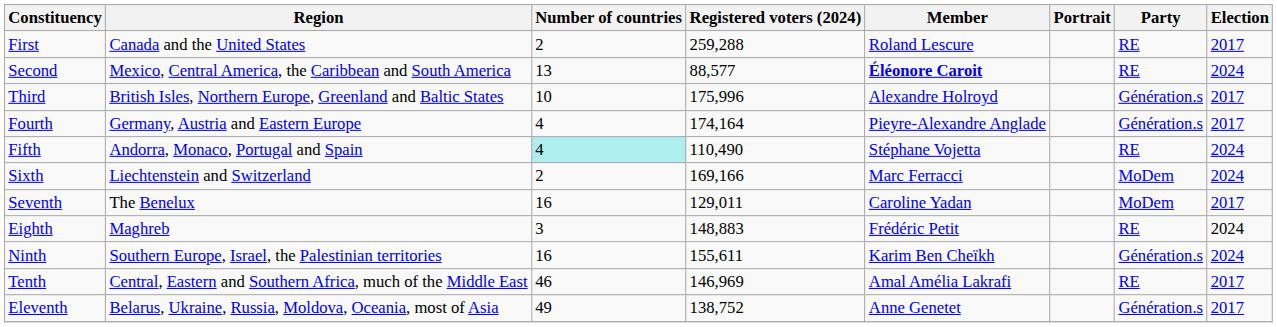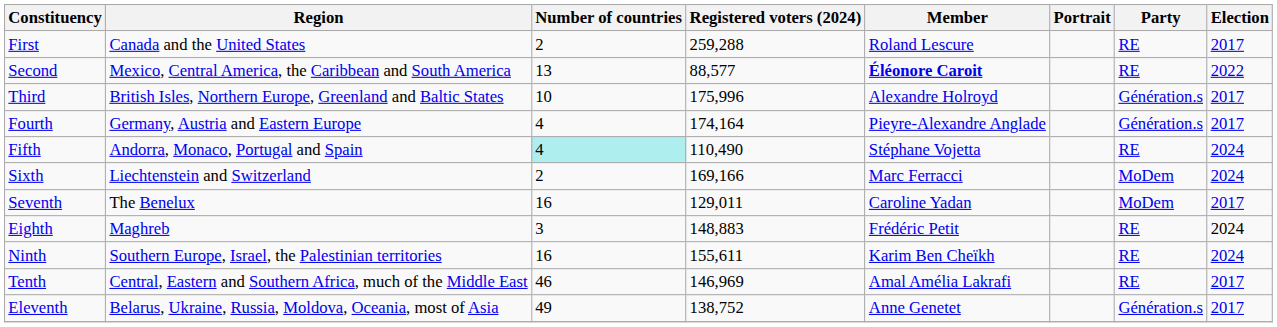(1227, 70) 2024 -> (1227, 70) 2022
(1161, 255) Génération.s -> (1129, 255) RE
